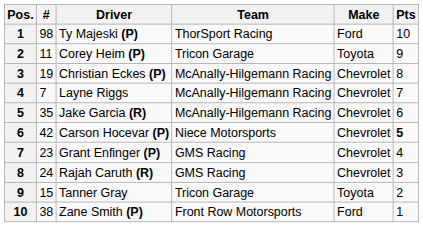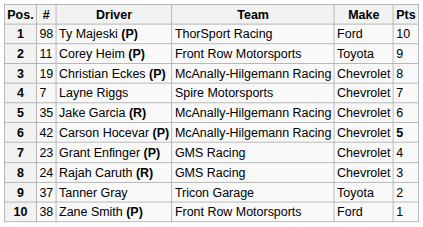(214, 54) Tricon Garage -> (238, 54) Front Row Motorsports
(253, 93) McAnally-Hilgemann Racing -> (224, 93) Spire Motorsports
(225, 133) Niece Motorsports -> (253, 133) McAnally-Hilgemann Racing
(46, 192) 15 -> (46, 192) 37
